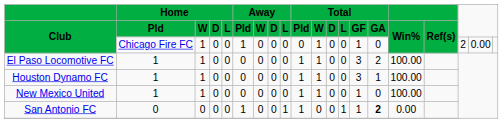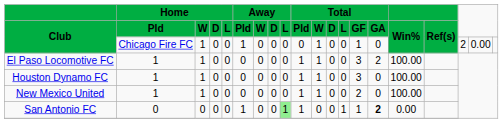(378, 77) 1 -> (378, 77) 0
(359, 93) 1 -> (359, 93) 2
(285, 110) no background -> (285, 110) lightgreen background
